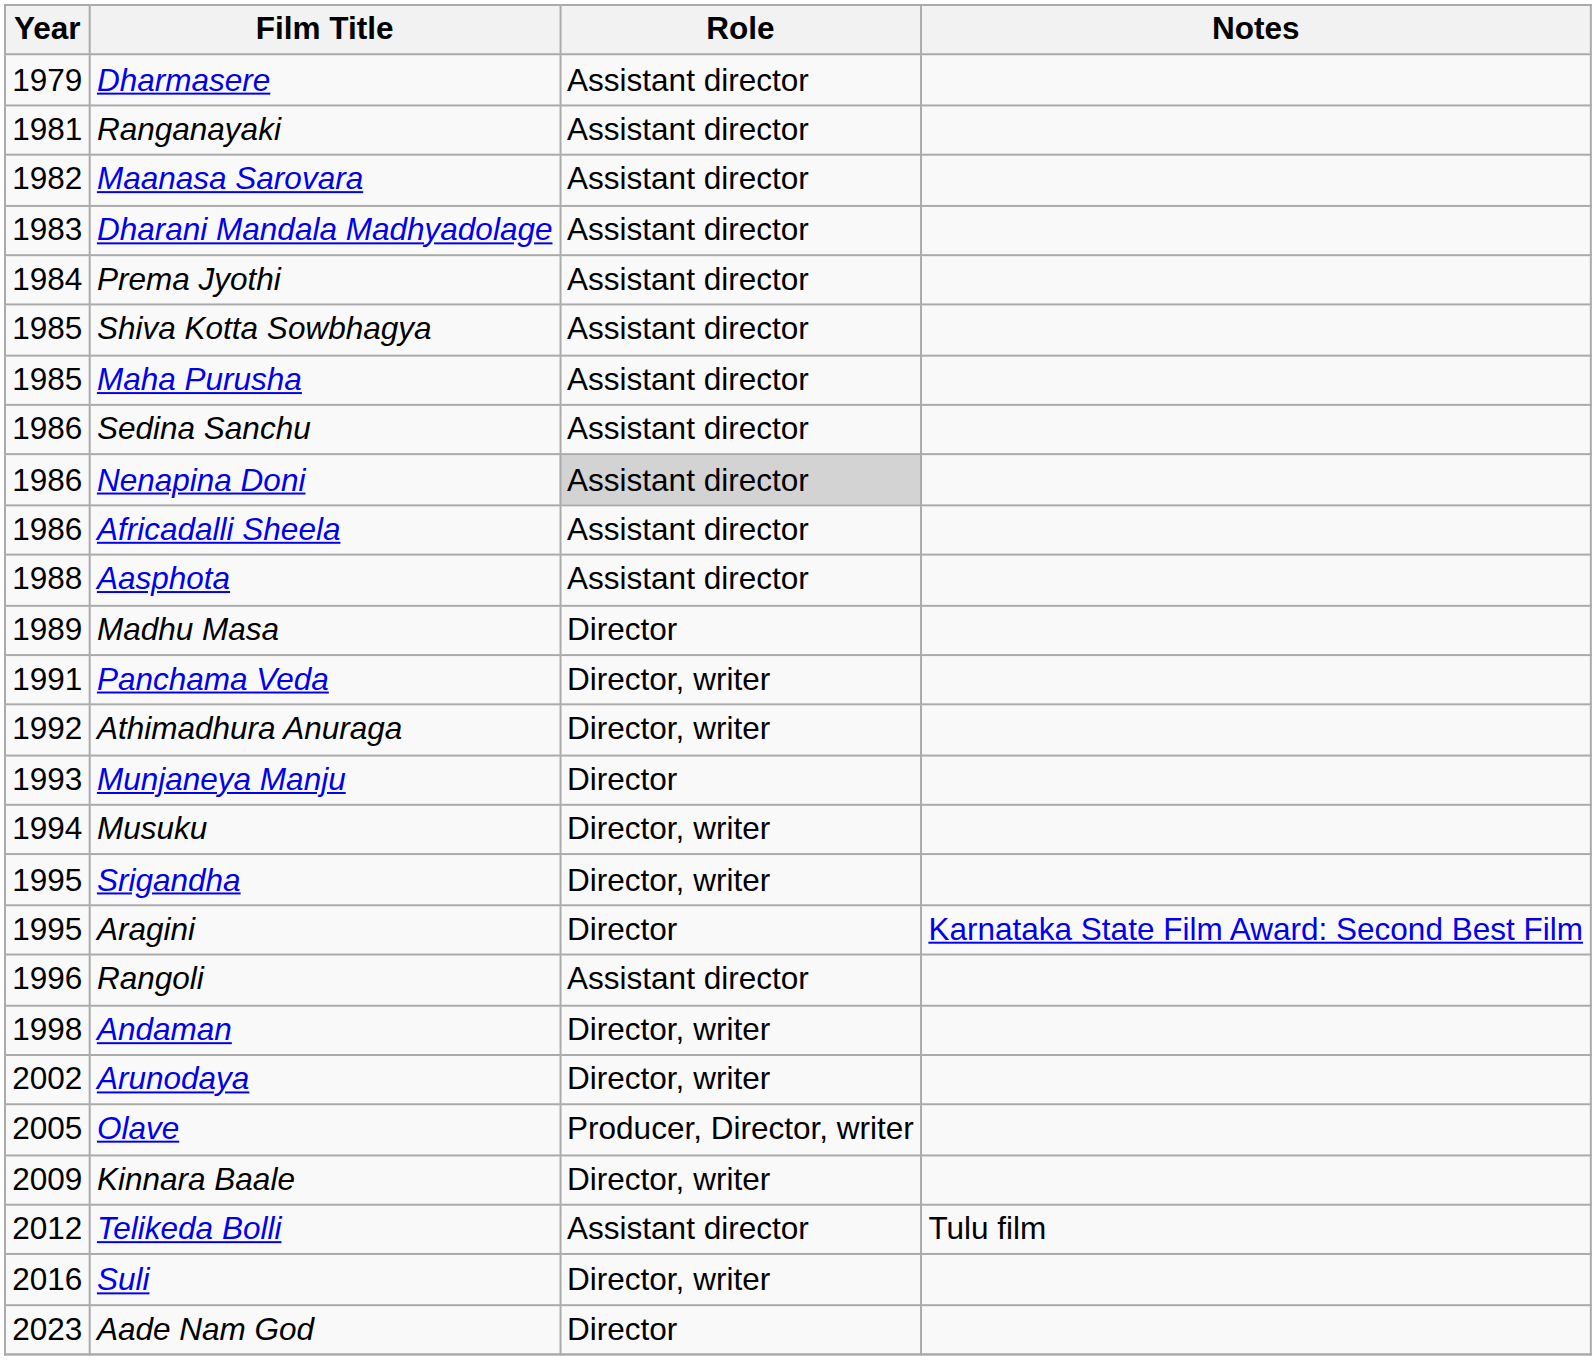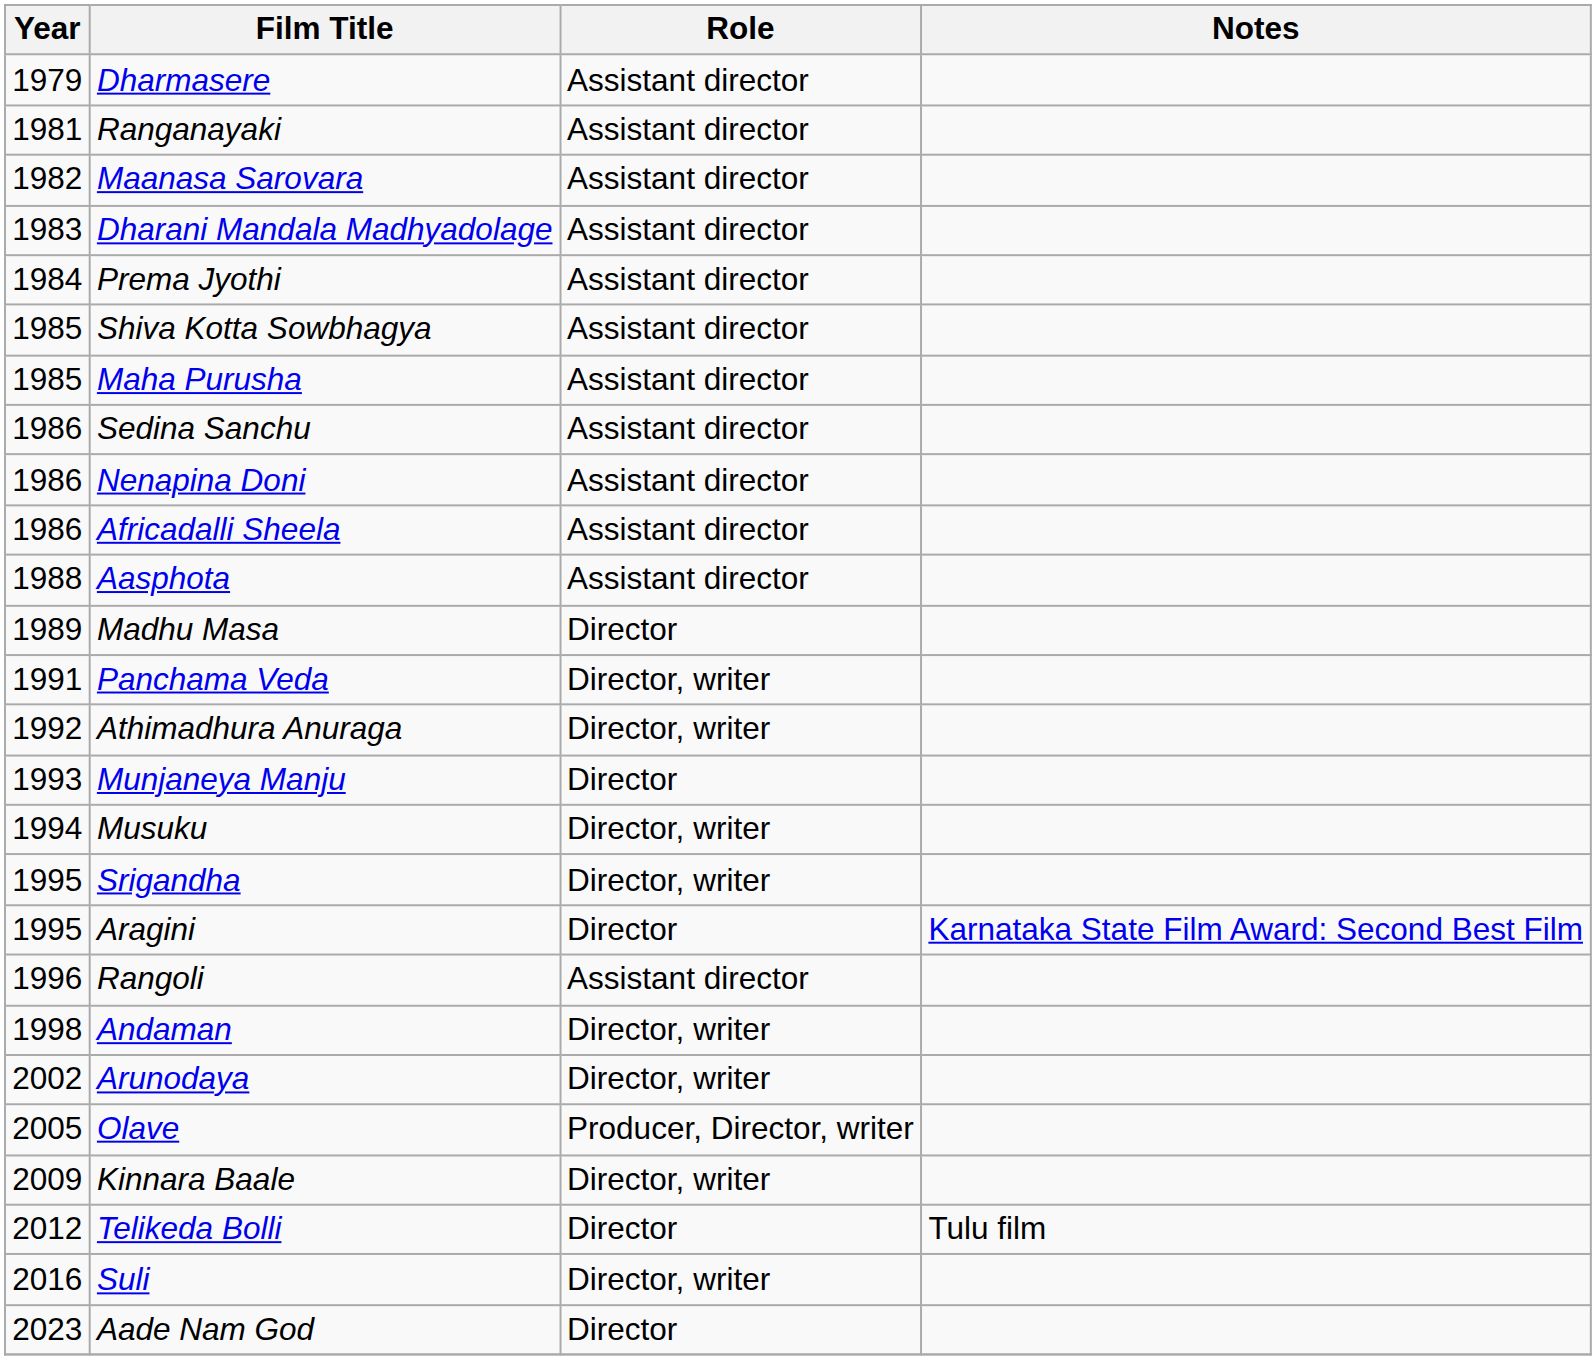(688, 479) lightgrey background -> (688, 479) no background
(688, 1229) Assistant director -> (622, 1229) Director
